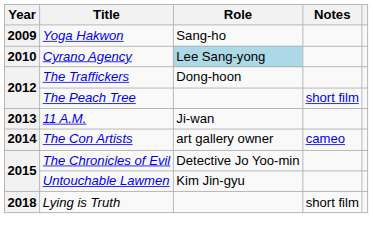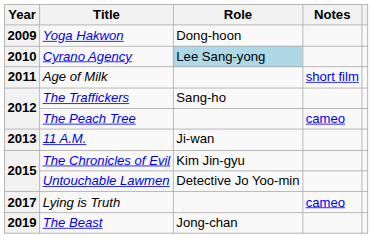(201, 35) Sang-ho -> (209, 35) Dong-hoon
+ row: (75, 77)
(209, 77) Dong-hoon -> (201, 98) Sang-ho
(332, 98) short film -> (325, 118) cameo
- row: (88, 139)
(238, 160) Detective Jo Yoo-min -> (211, 160) Kim Jin-gyu
(211, 181) Kim Jin-gyu -> (238, 181) Detective Jo Yoo-min
(22, 202) 2018 -> (22, 202) 2017
(332, 202) short film -> (325, 202) cameo
+ row: (73, 222)
